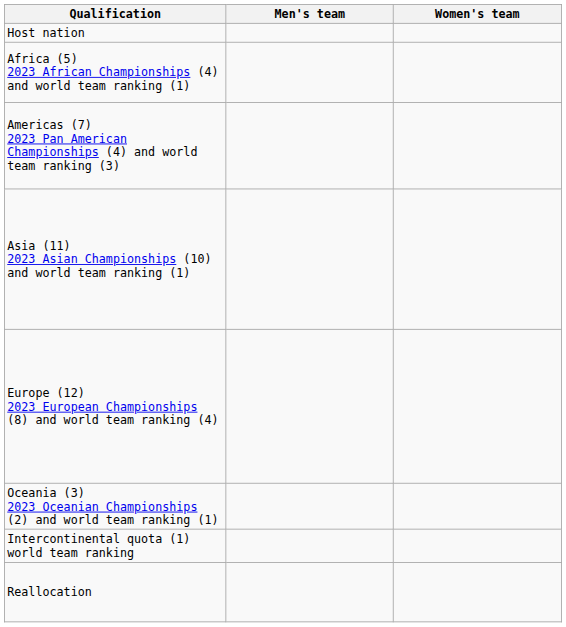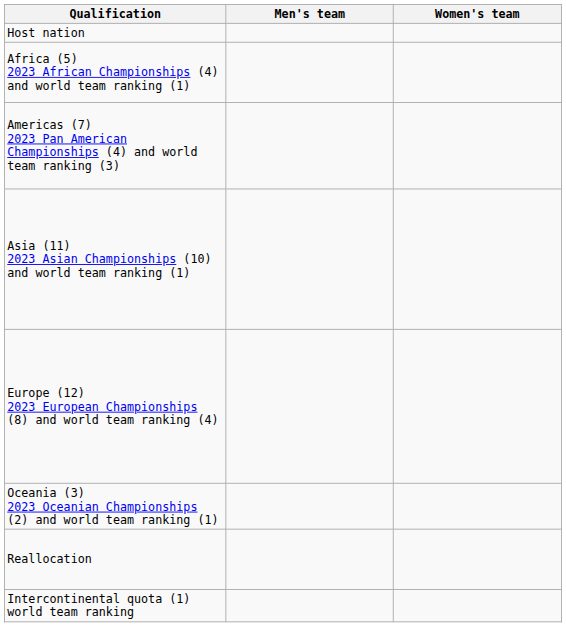rows swapped: (99, 546) <-> (49, 592)
